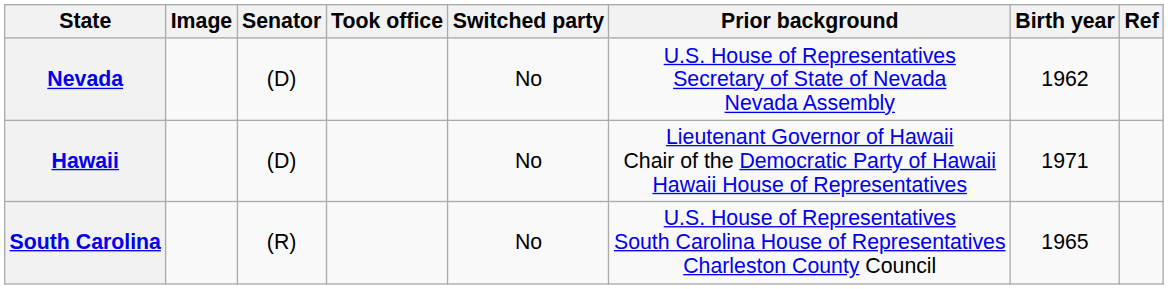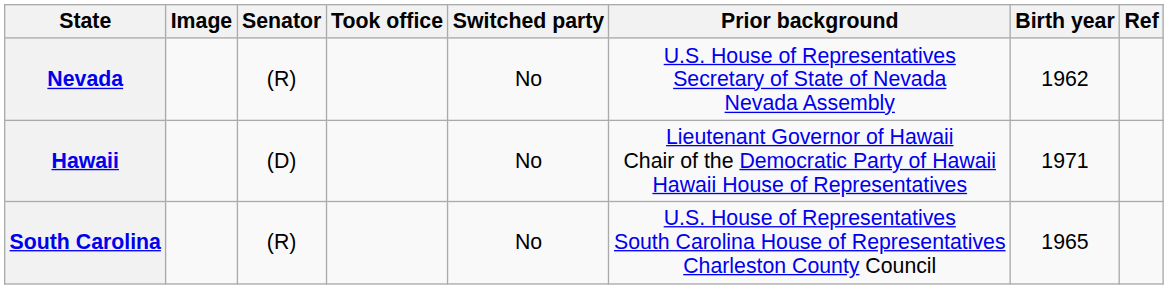(282, 79) (D) -> (282, 79) (R)
